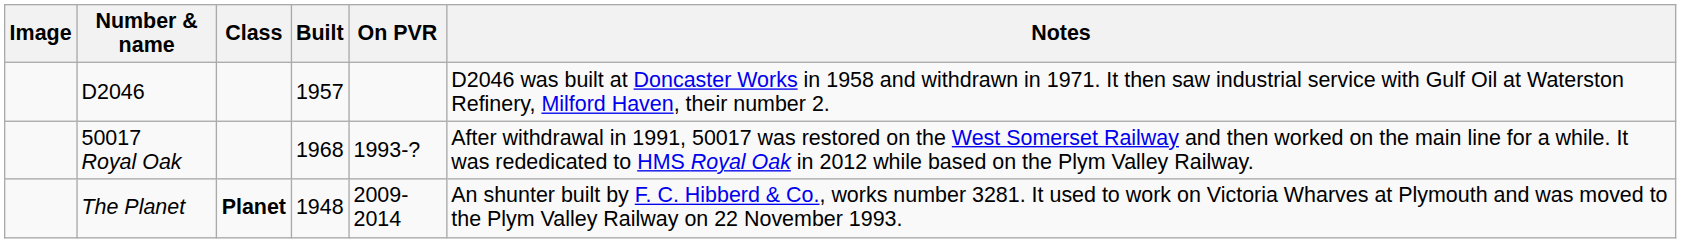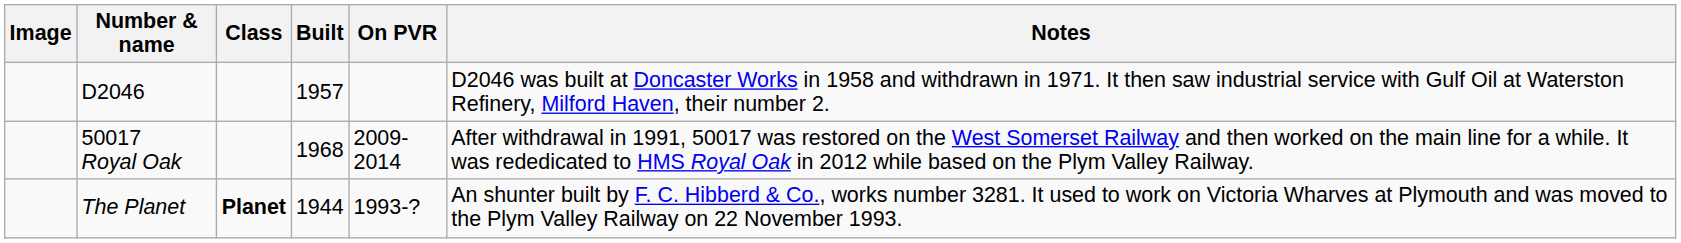(387, 149) 1993-? -> (381, 149) 2009-2014
(320, 207) 1948 -> (320, 207) 1944
(381, 207) 2009-2014 -> (387, 207) 1993-?
